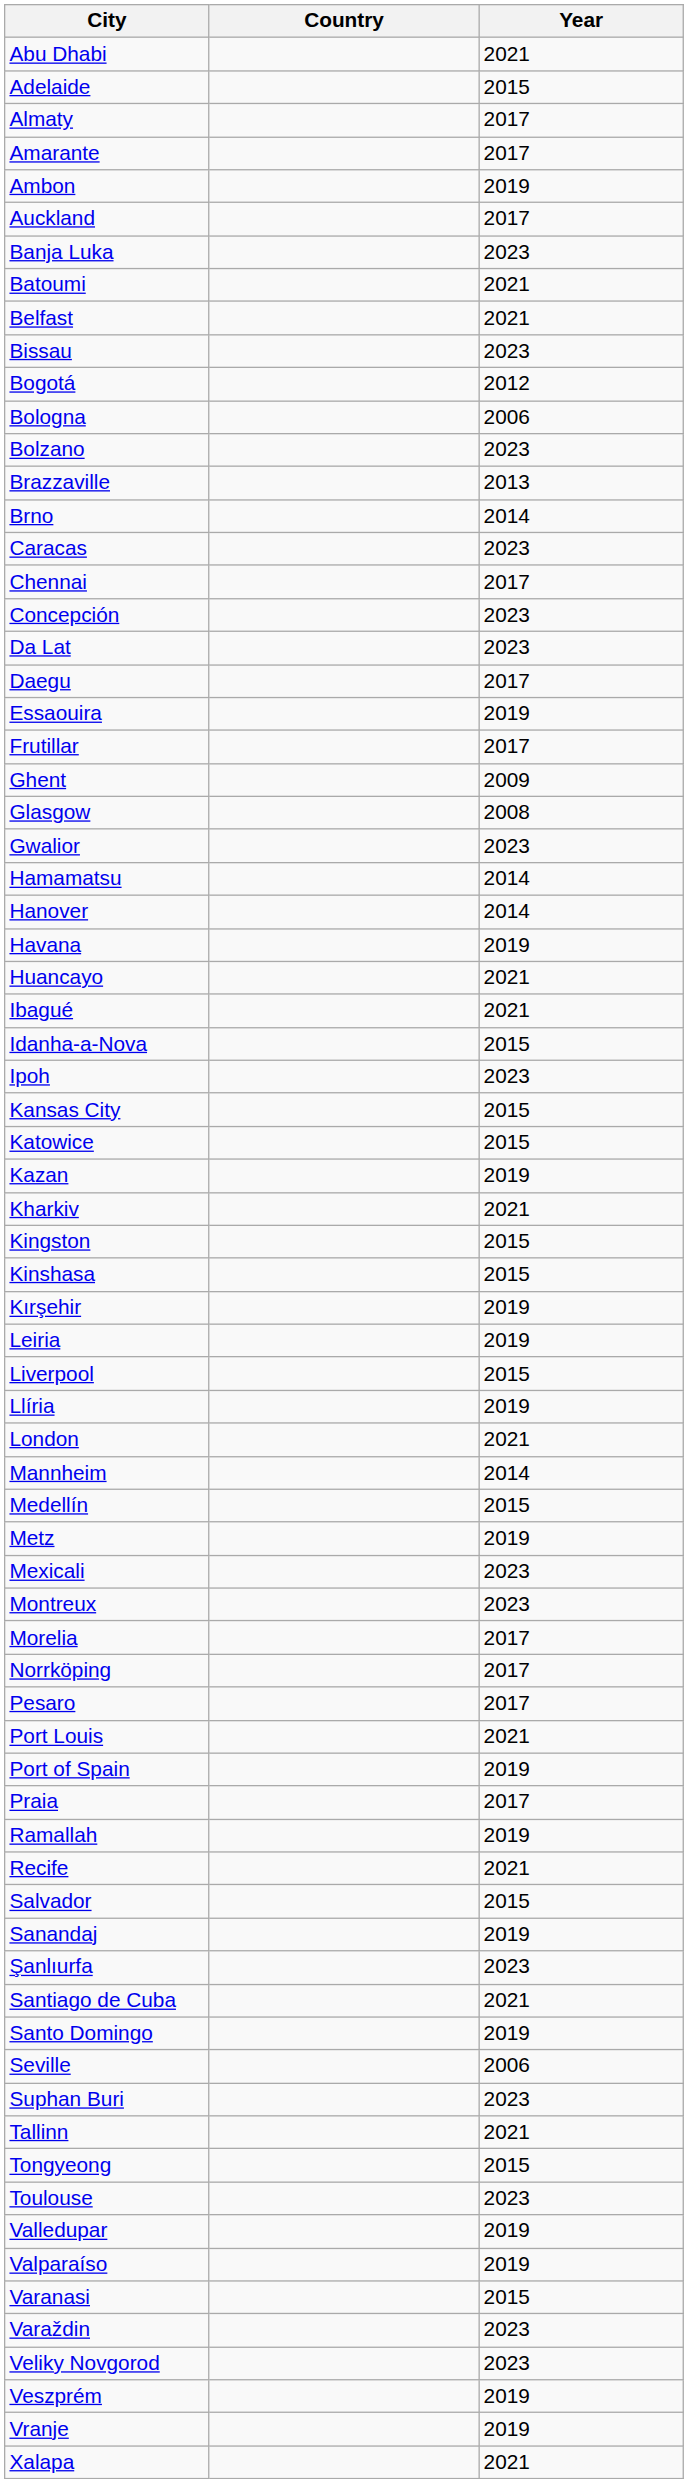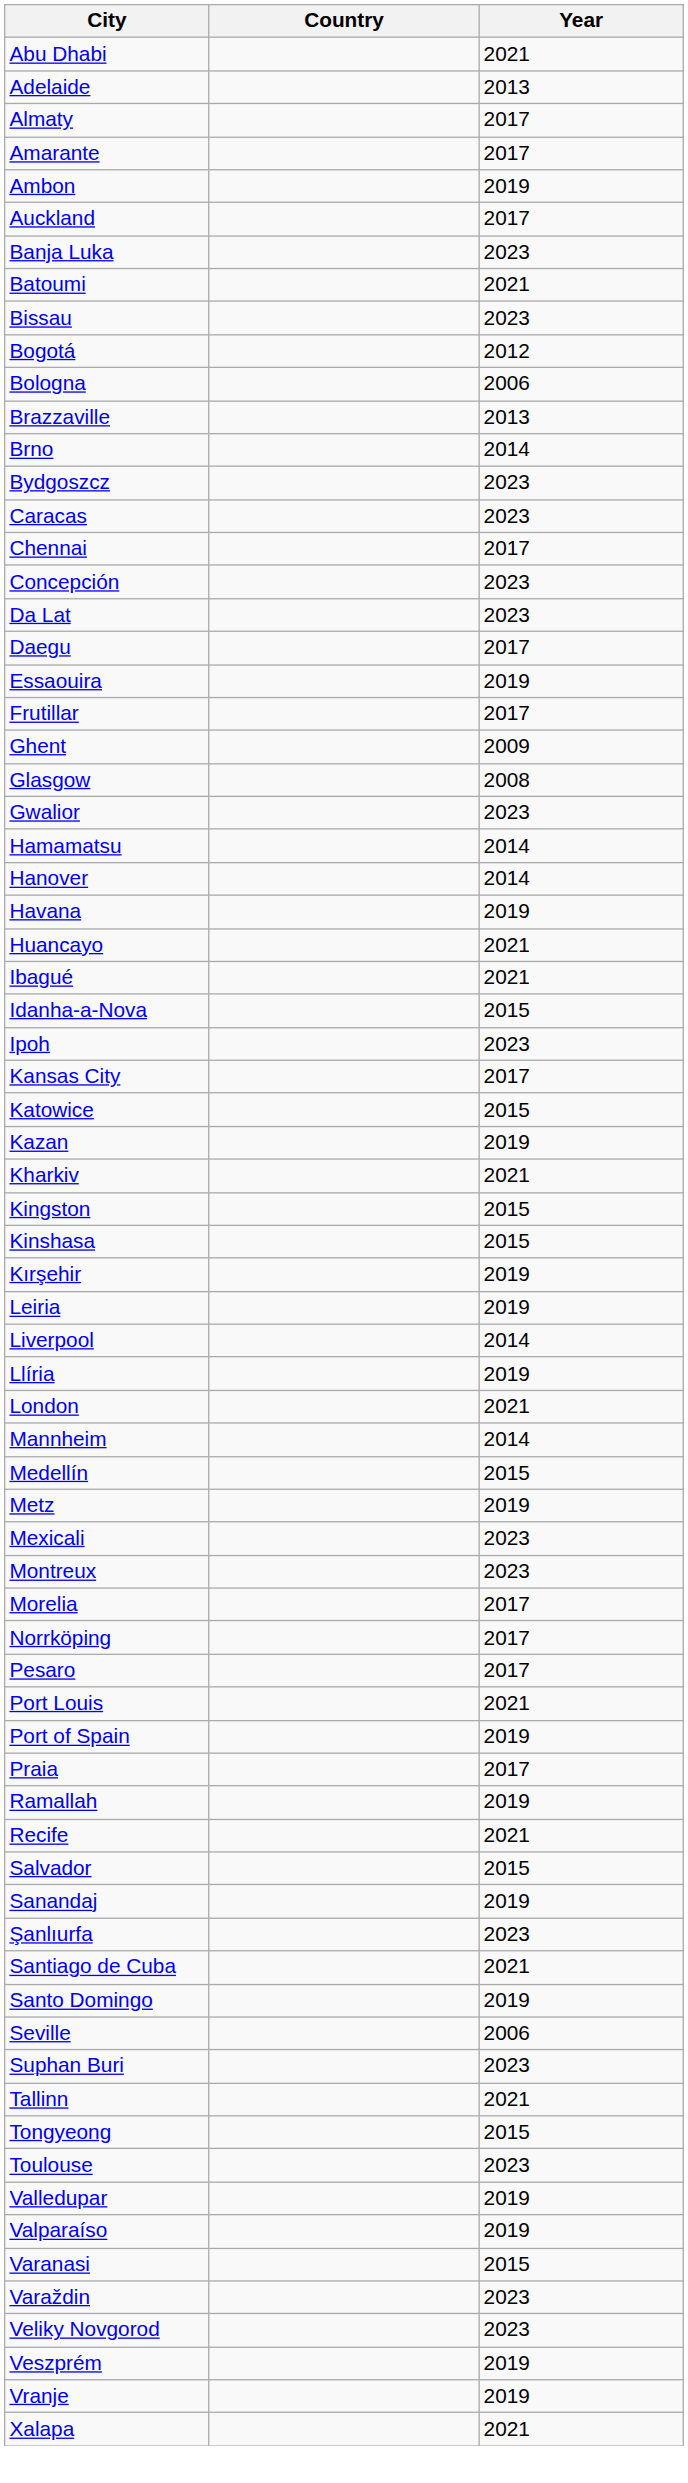(507, 86) 2015 -> (507, 86) 2013
- row: (41, 317)
- row: (47, 449)
+ row: (60, 482)
(507, 1109) 2015 -> (507, 1076) 2017
(507, 1373) 2015 -> (507, 1340) 2014
